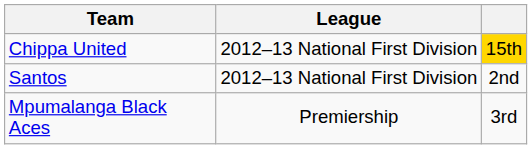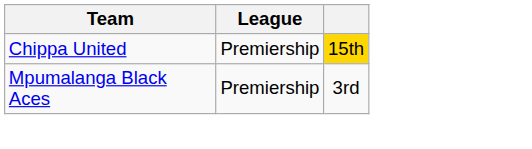(349, 48) 2012–13 National First Division -> (270, 48) Premiership
- row: (38, 78)
